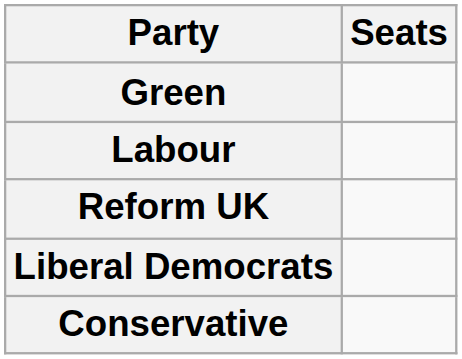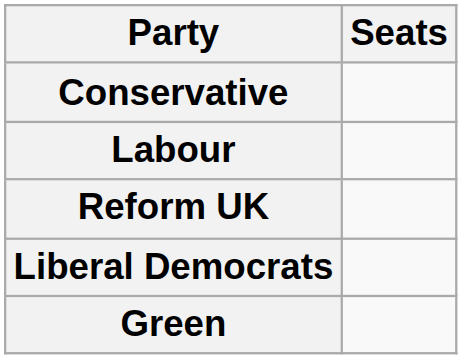rows swapped: (173, 324) <-> (173, 91)
